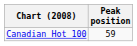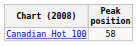(110, 34) 59 -> (110, 34) 58
